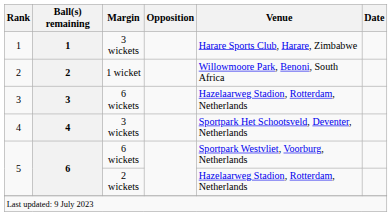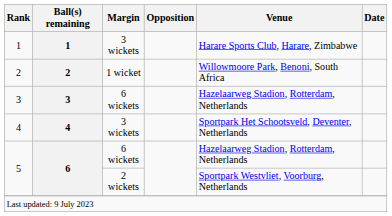(261, 154) Sportpark Westvliet, Voorburg, Netherlands -> (267, 154) Hazelaarweg Stadion, Rotterdam, Netherlands
(267, 182) Hazelaarweg Stadion, Rotterdam, Netherlands -> (261, 182) Sportpark Westvliet, Voorburg, Netherlands
